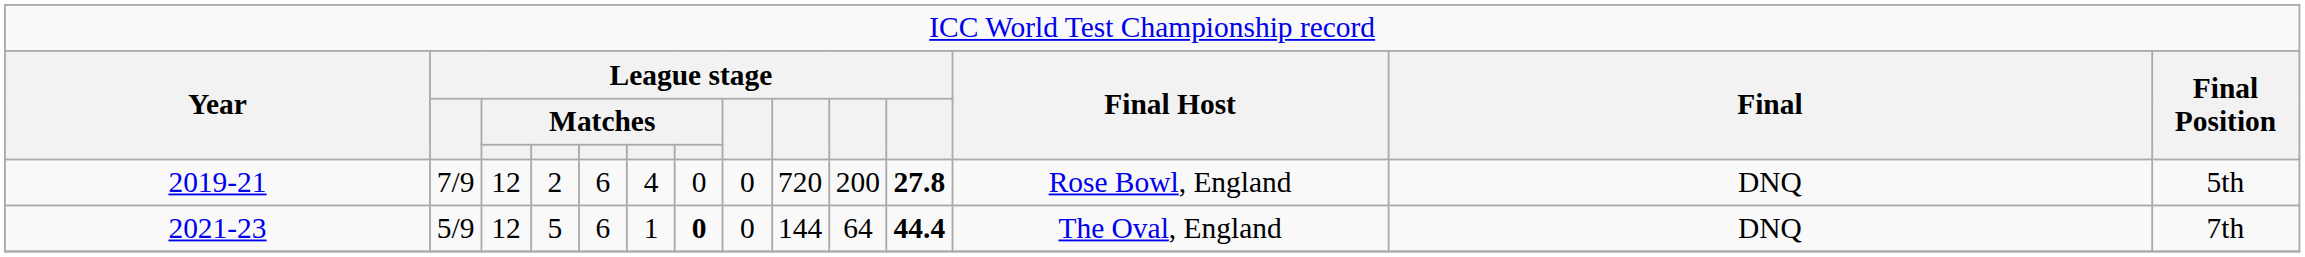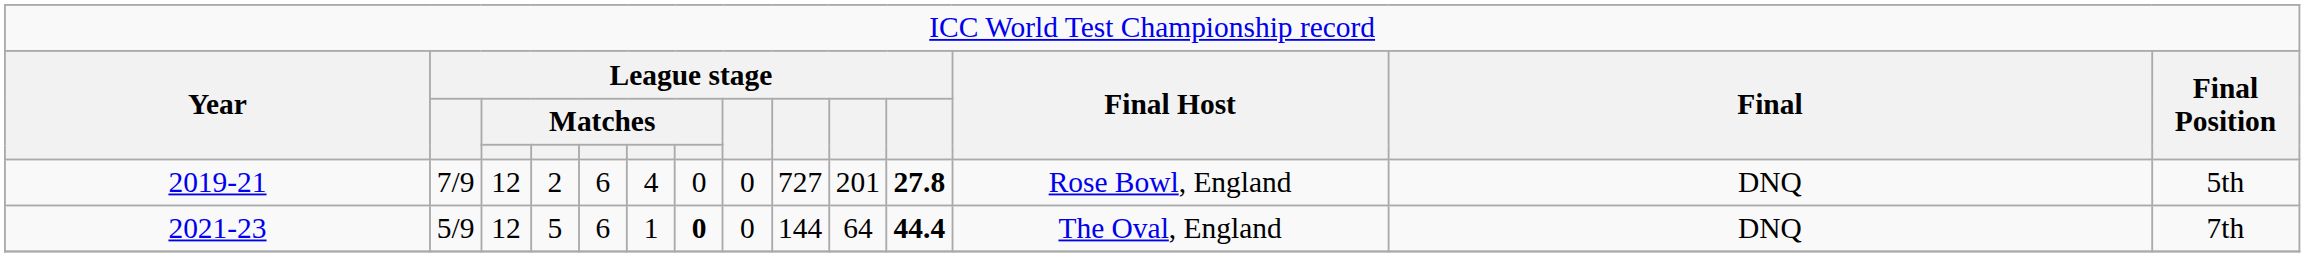(800, 181) 720 -> (800, 181) 727
(858, 181) 200 -> (858, 181) 201
